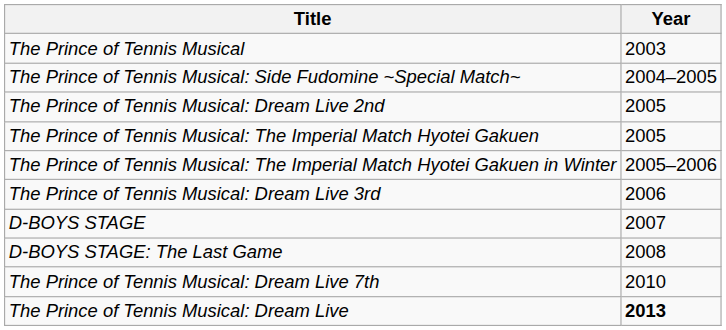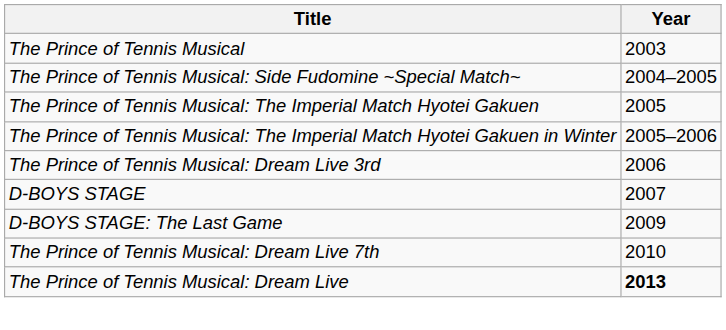- row: (197, 106)
(645, 252) 2008 -> (645, 223) 2009
